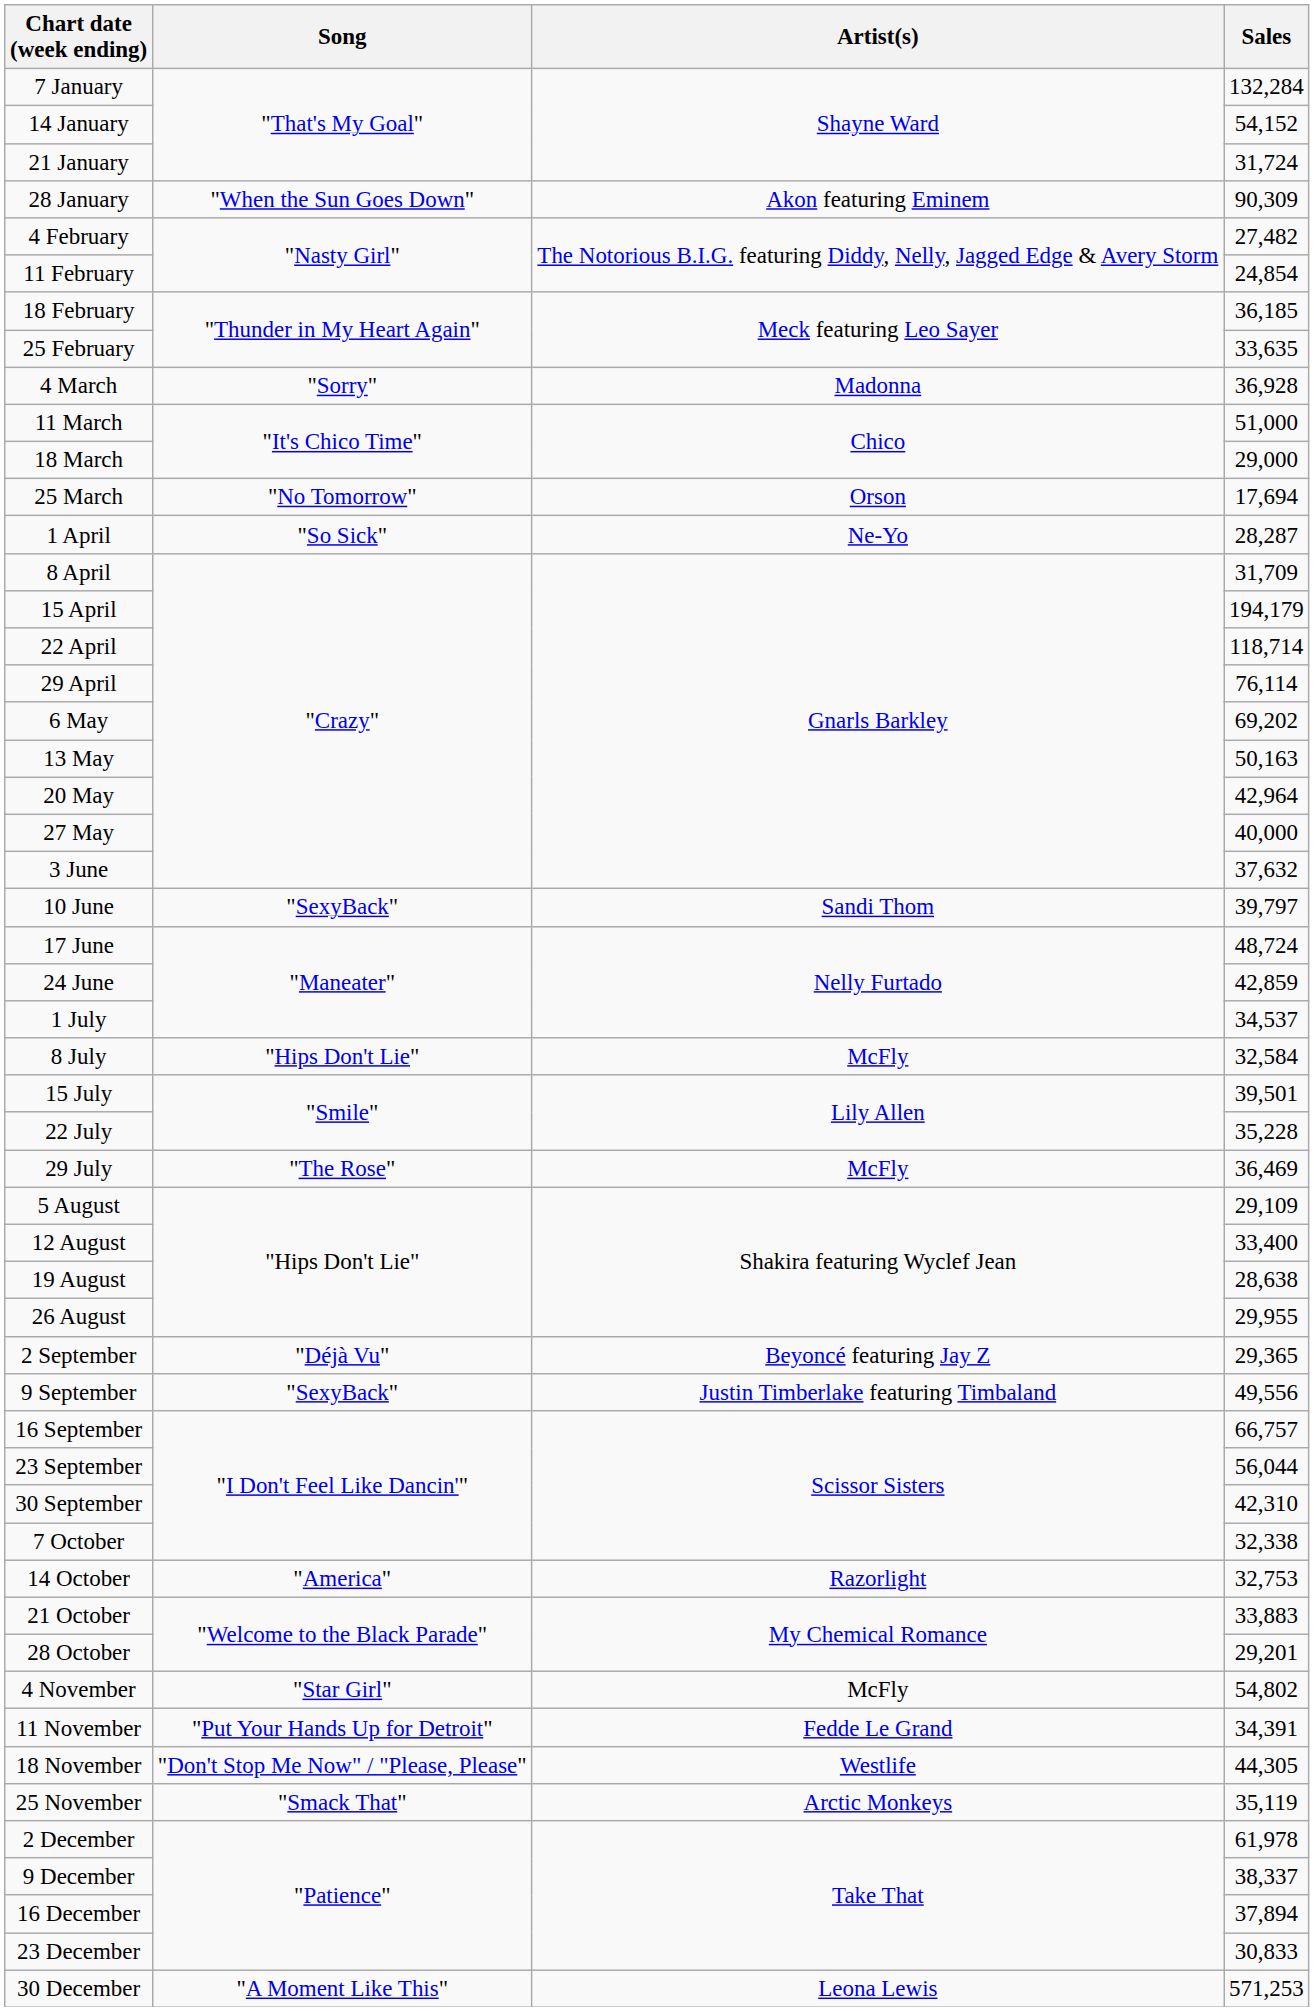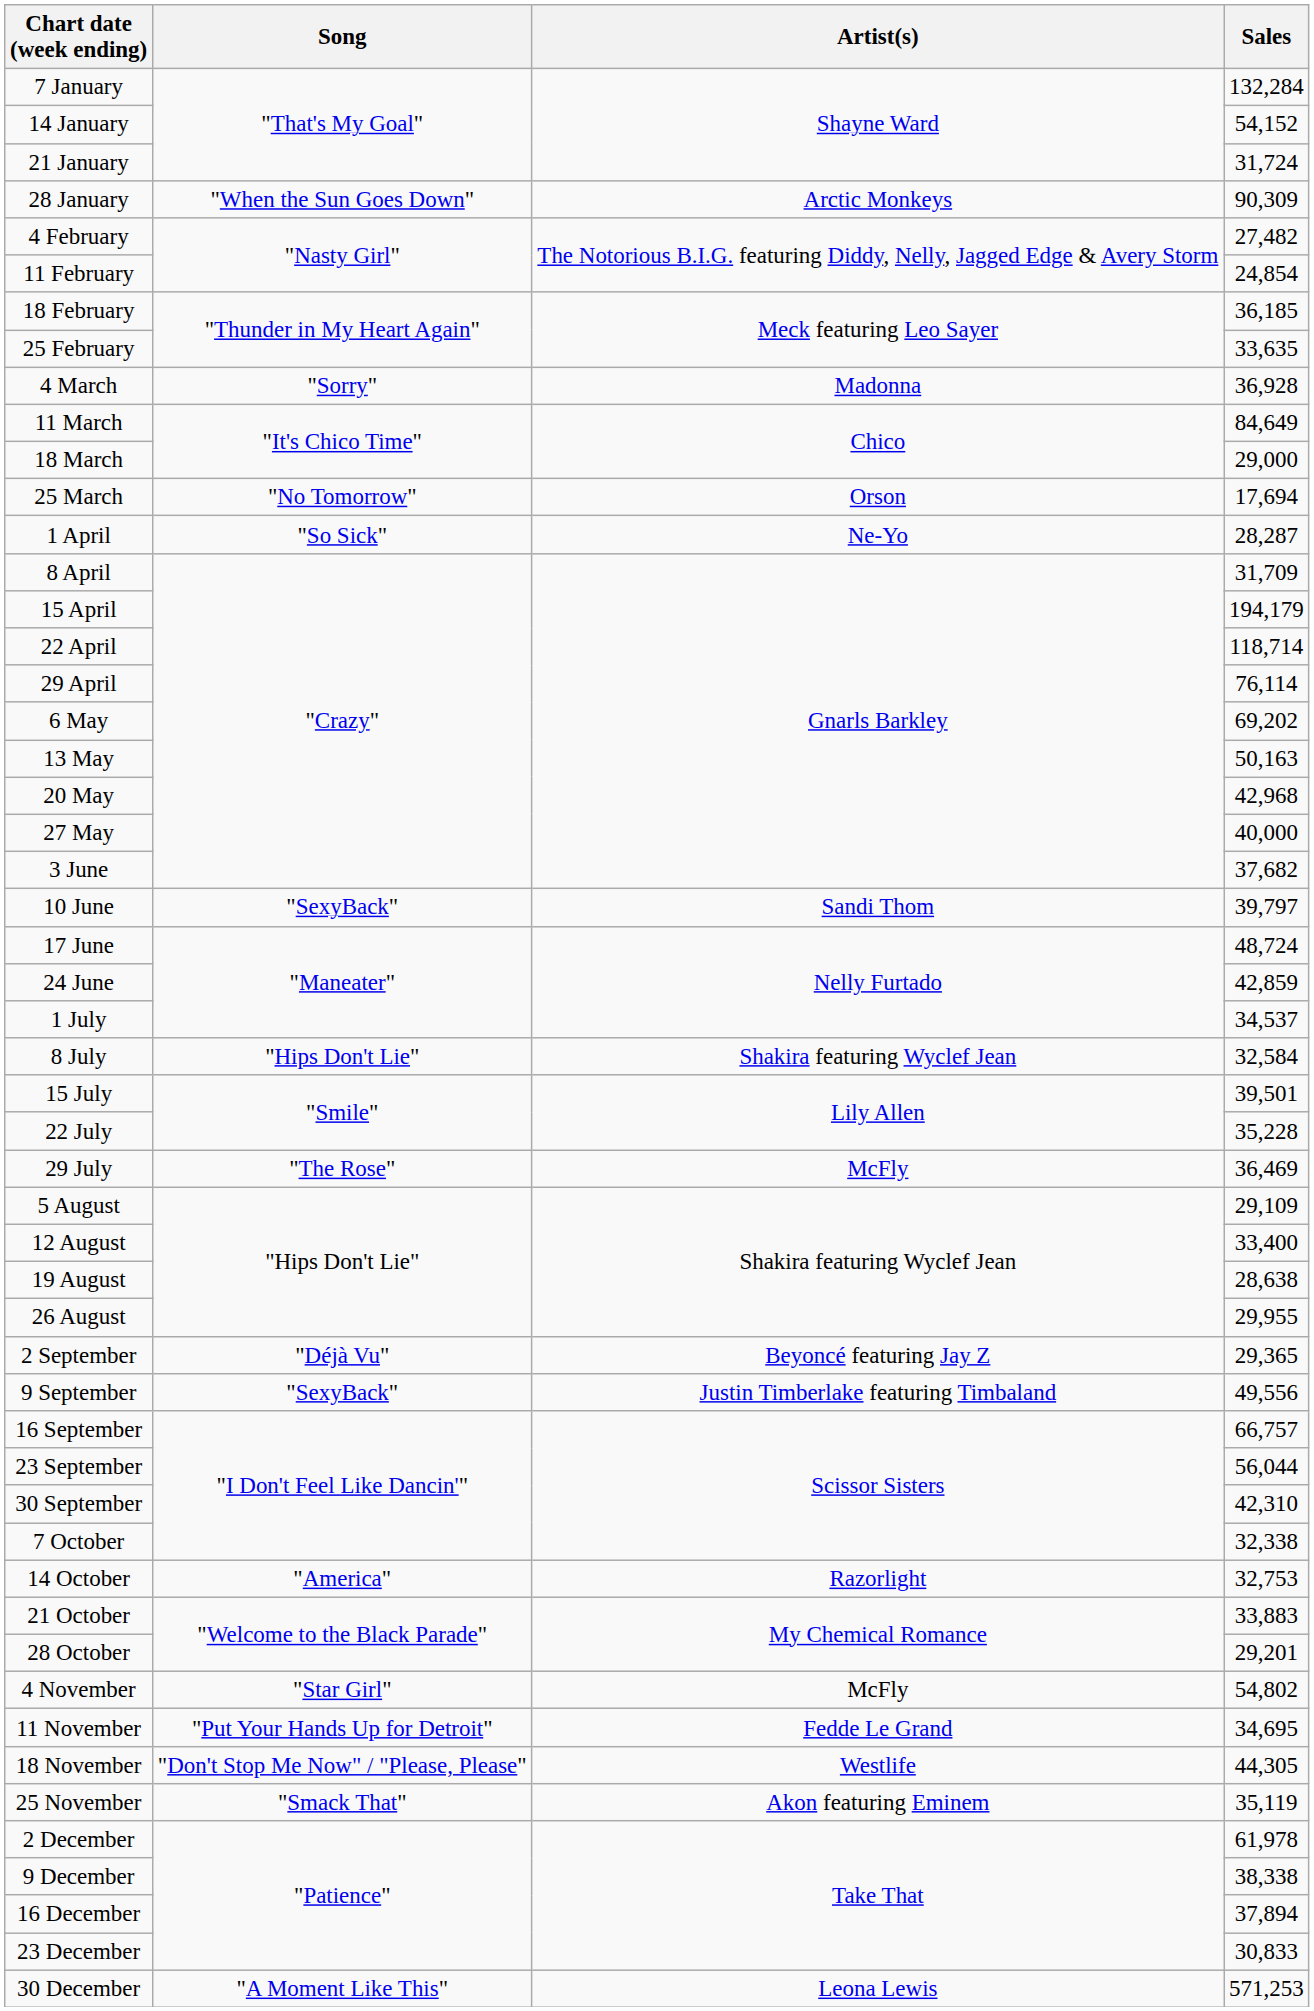(878, 198) Akon featuring Eminem -> (878, 198) Arctic Monkeys
(1266, 422) 51,000 -> (1266, 422) 84,649
(1266, 794) 42,964 -> (1266, 794) 42,968
(1266, 869) 37,632 -> (1266, 869) 37,682
(878, 1055) McFly -> (878, 1055) Shakira featuring Wyclef Jean
(1266, 1726) 34,391 -> (1266, 1726) 34,695
(878, 1801) Arctic Monkeys -> (878, 1801) Akon featuring Eminem
(1266, 1875) 38,337 -> (1266, 1875) 38,338
